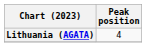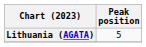(119, 35) 4 -> (119, 35) 5
